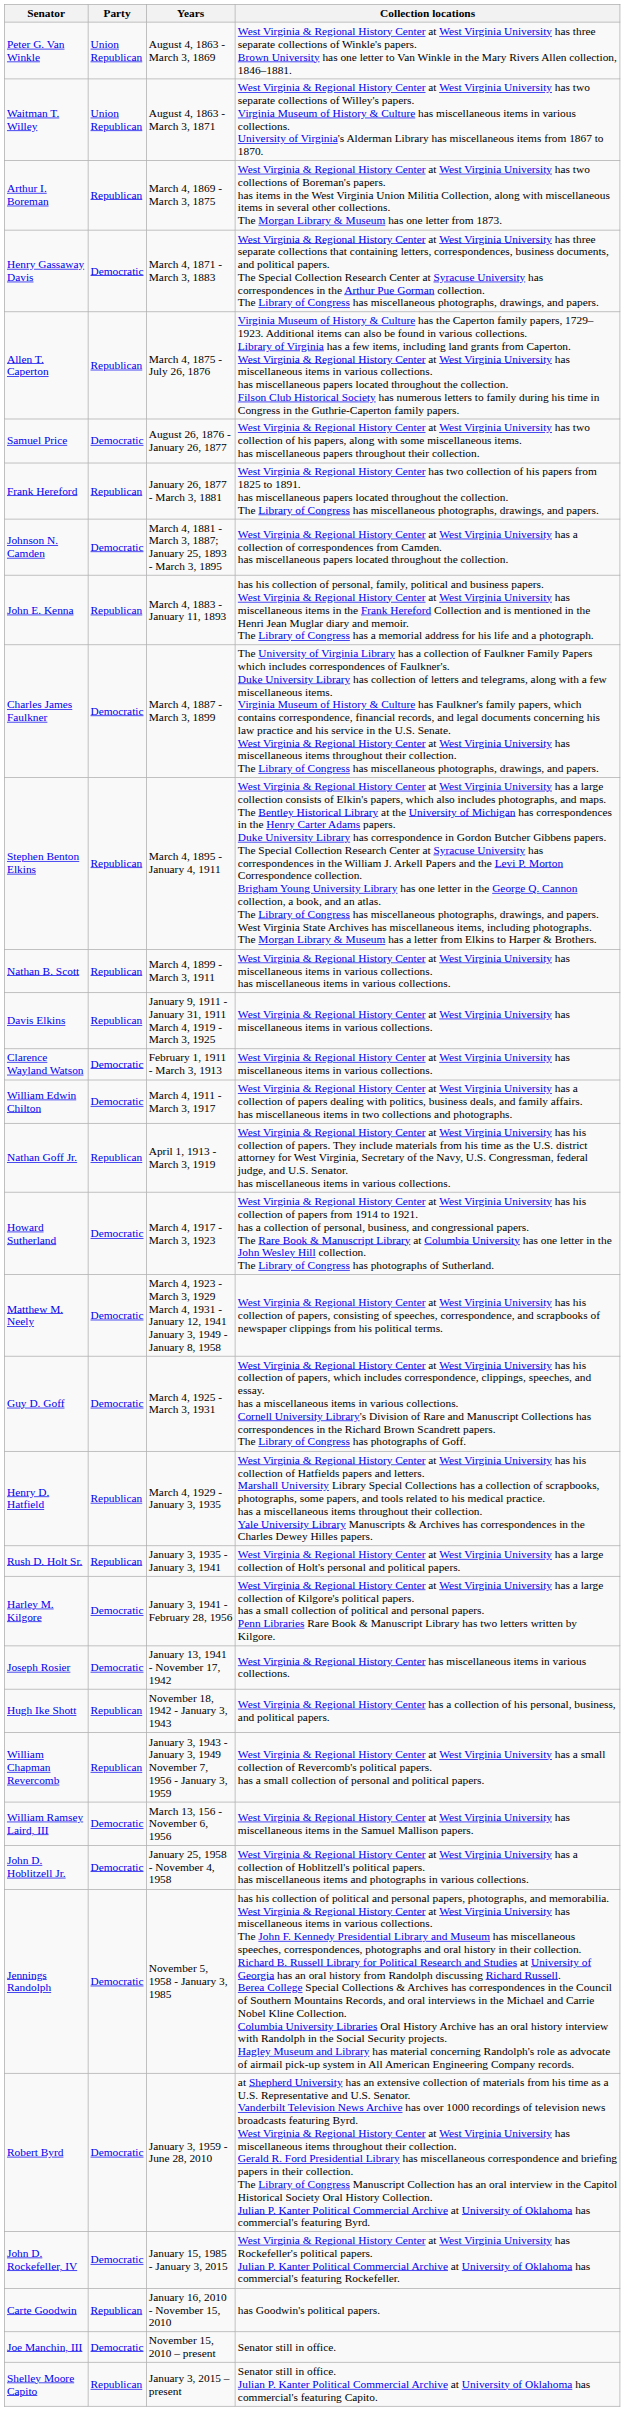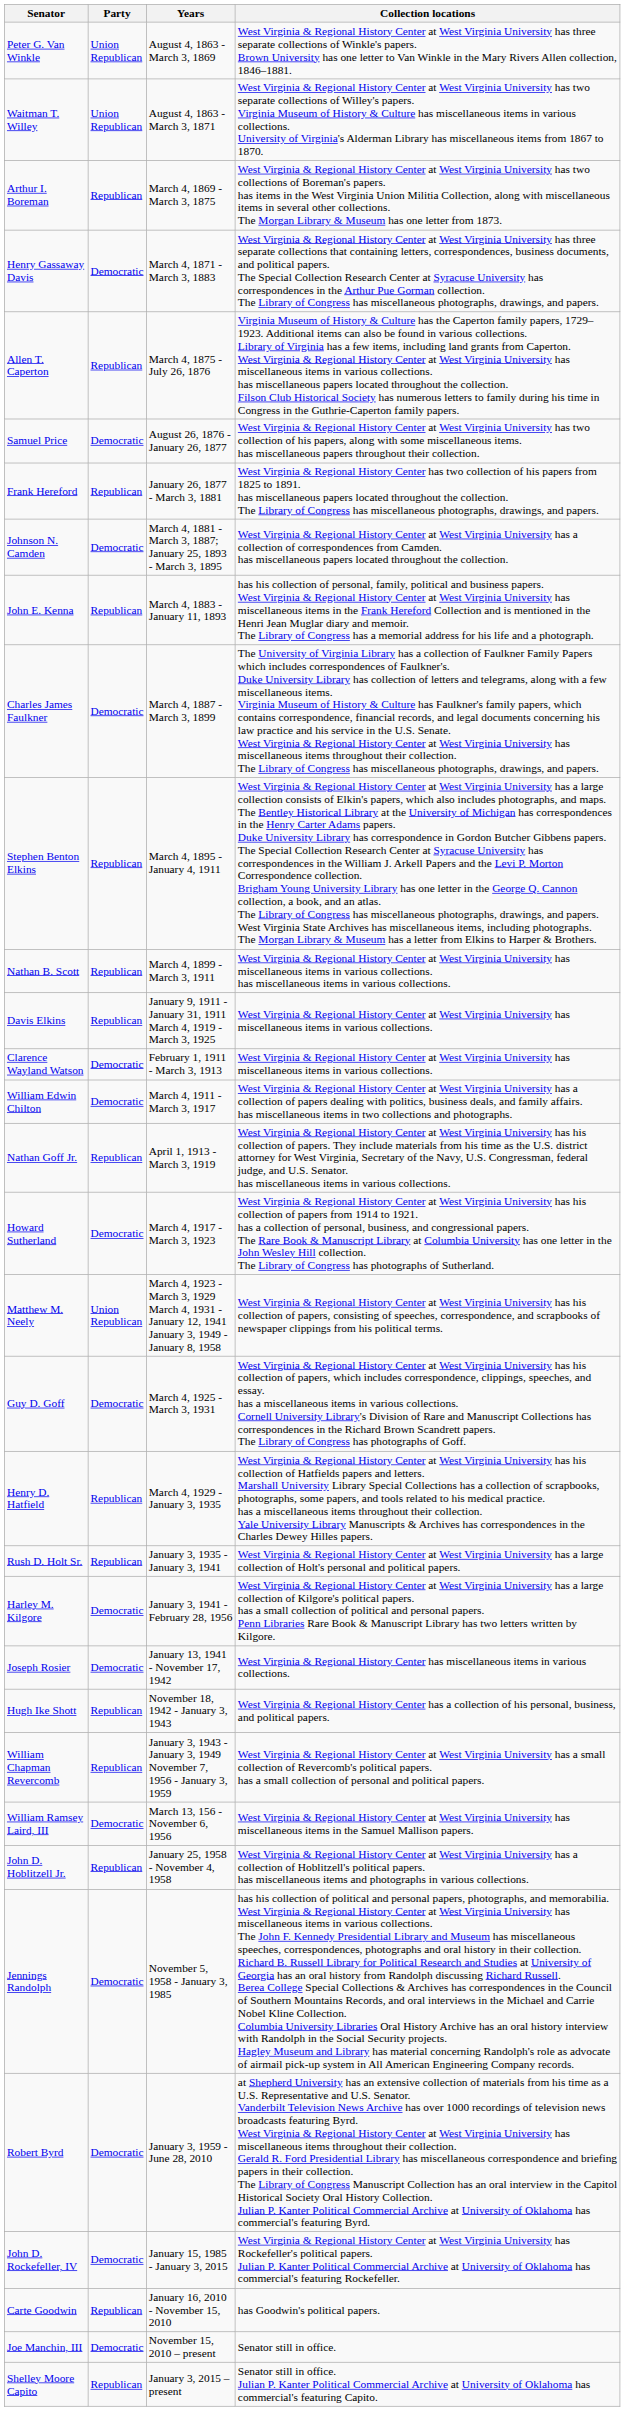(117, 1315) Democratic -> (116, 1315) Union Republican
(117, 1867) Democratic -> (116, 1867) Republican
